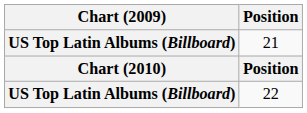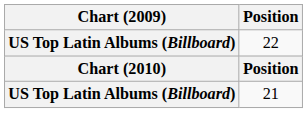rows swapped: (271, 42) <-> (271, 94)
